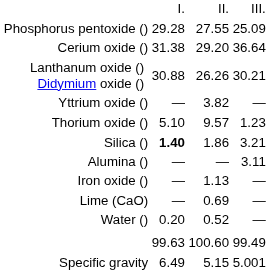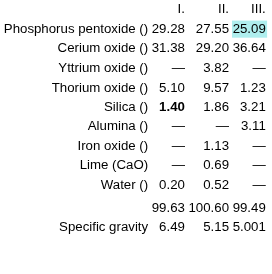(249, 28) no background -> (249, 28) paleturquoise background
- row: (87, 75)
